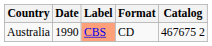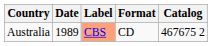(67, 32) 1990 -> (67, 32) 1989
